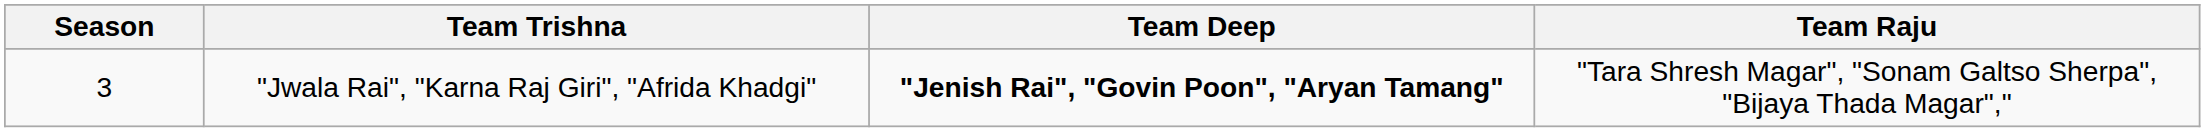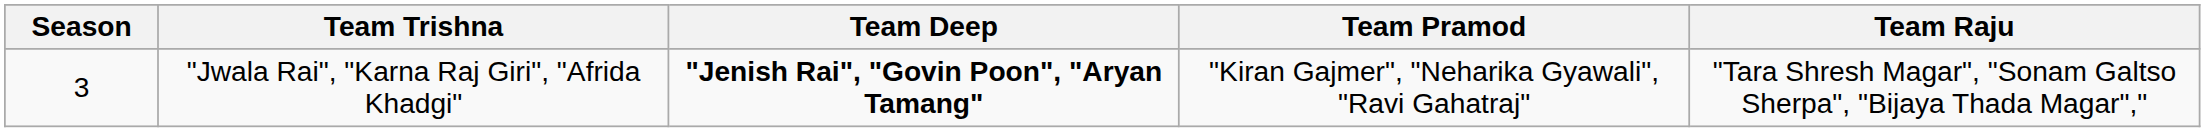+ column: (1434, 26)
